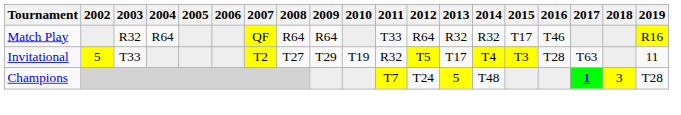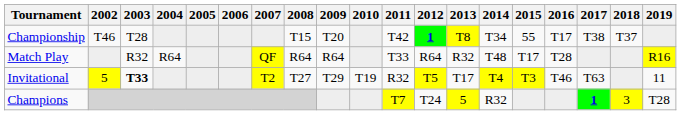+ row: (46, 36)
(489, 36) R32 -> (496, 57) T48
(554, 36) T46 -> (561, 57) T28
(130, 57) normal -> (137, 78) bold
(554, 57) T28 -> (561, 78) T46
(489, 78) T48 -> (496, 99) R32
